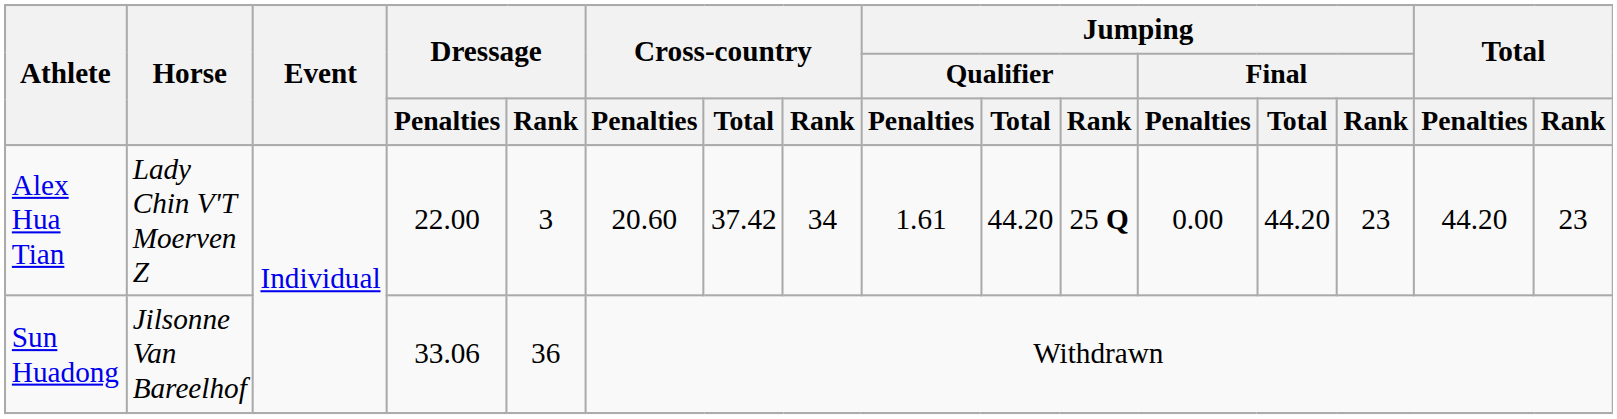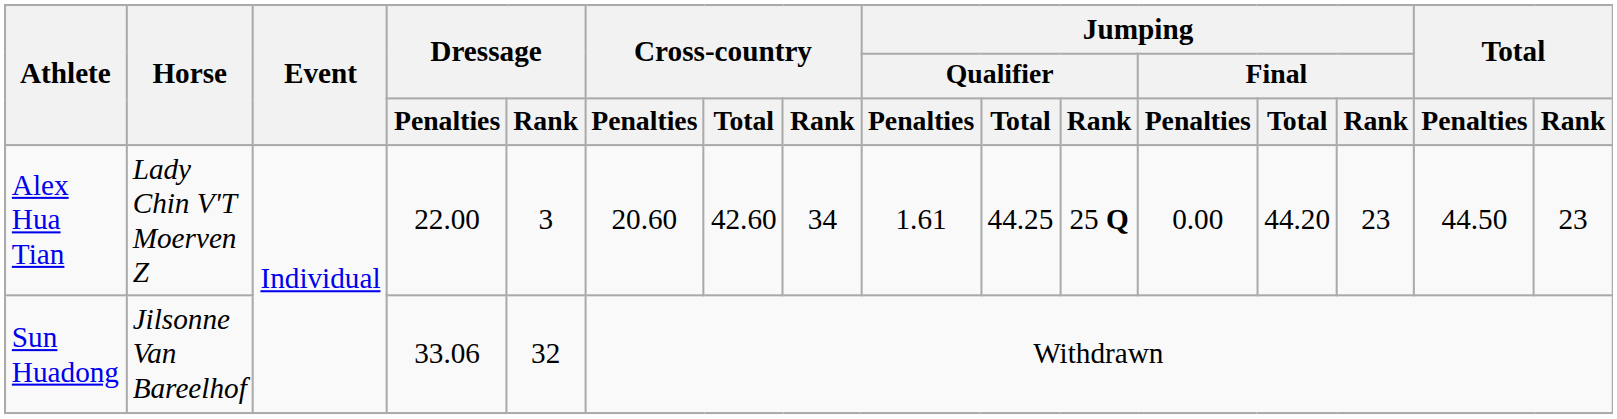(744, 220) 37.42 -> (744, 220) 42.60
(1020, 220) 44.20 -> (1020, 220) 44.25
(1474, 220) 44.20 -> (1474, 220) 44.50
(546, 354) 36 -> (546, 354) 32
